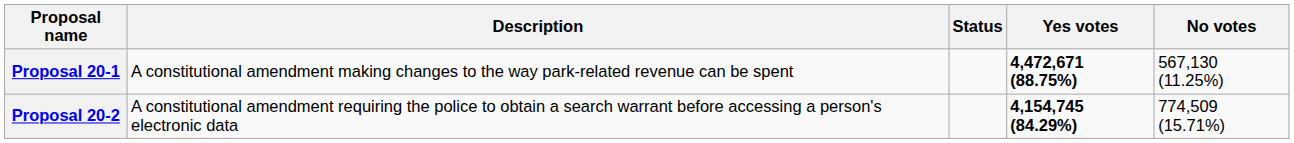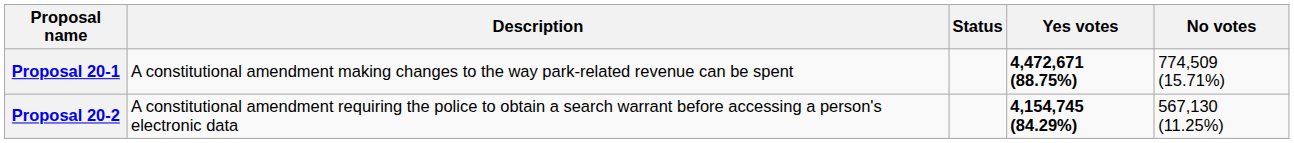(1191, 71) 567,130 (11.25%) -> (1192, 71) 774,509 (15.71%)
(1192, 116) 774,509 (15.71%) -> (1191, 116) 567,130 (11.25%)
